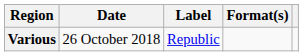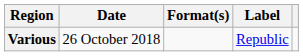columns swapped: (258, 16) <-> (193, 16)
